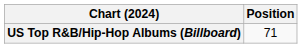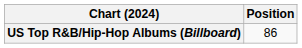(270, 33) 71 -> (270, 33) 86
